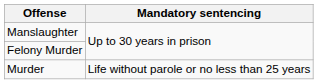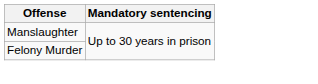- row: (26, 69)
